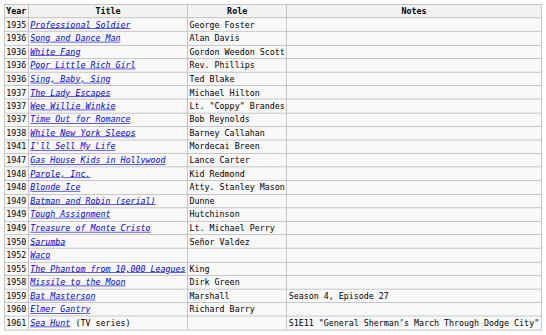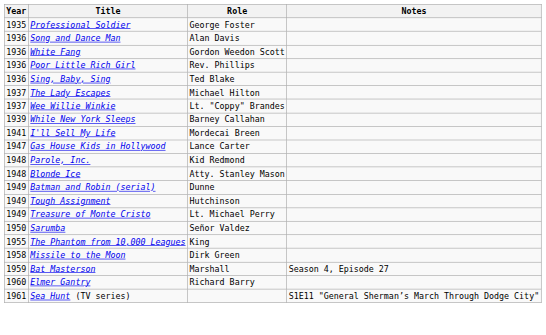- row: (80, 120)
(16, 133) 1938 -> (16, 120) 1939
- row: (40, 255)
